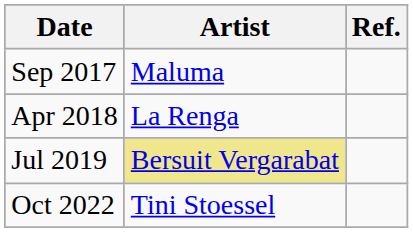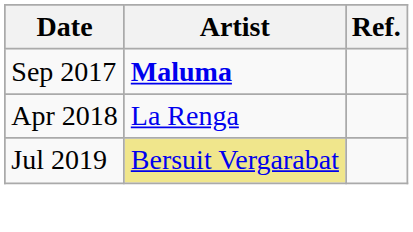(177, 71) normal -> (181, 71) bold
- row: (63, 204)
